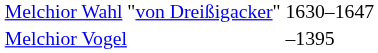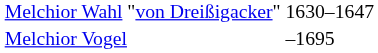(310, 38) –1395 -> (310, 38) –1695
